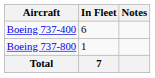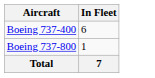- column: (134, 13)
